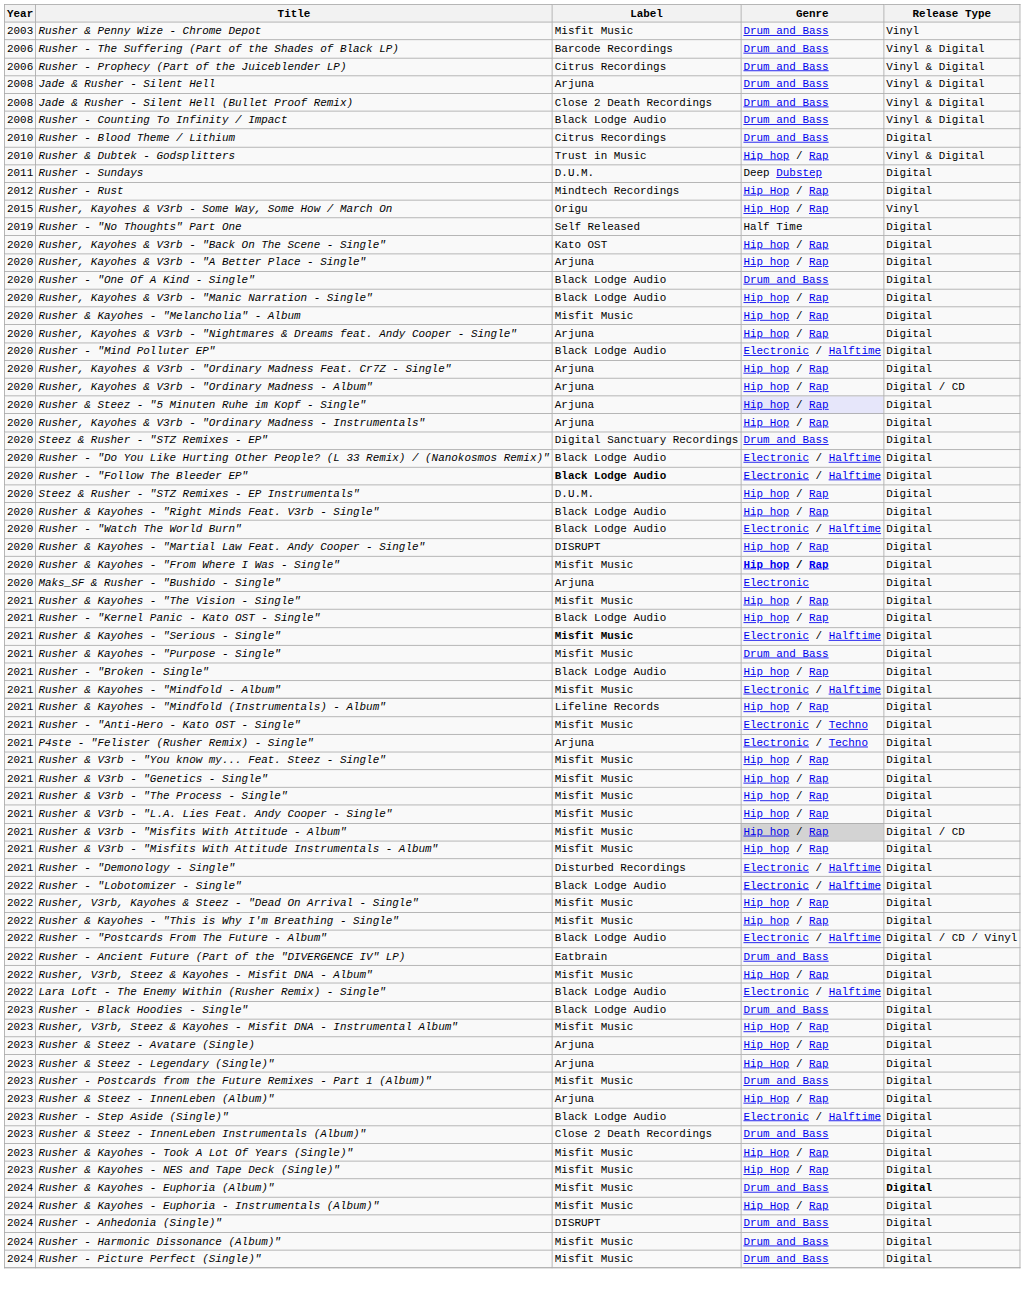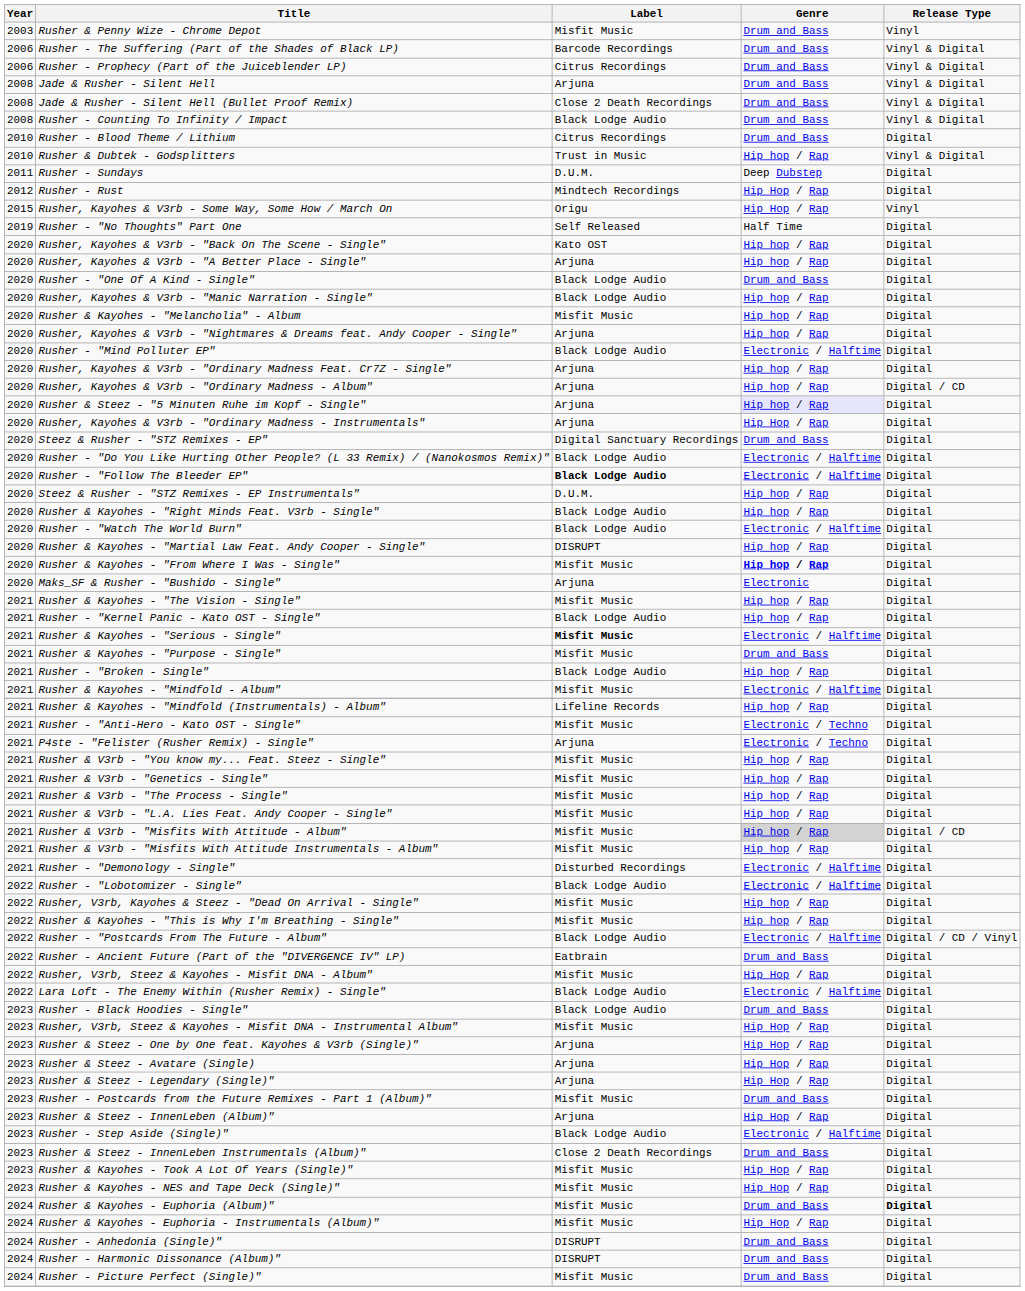+ row: (228, 1046)
(594, 1241) Misfit Music -> (578, 1259) DISRUPT
